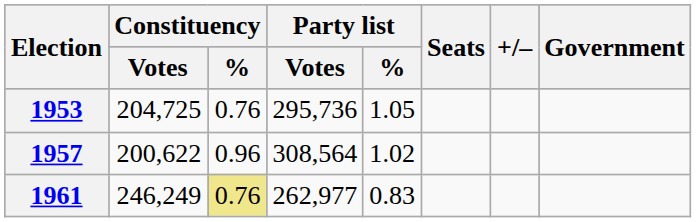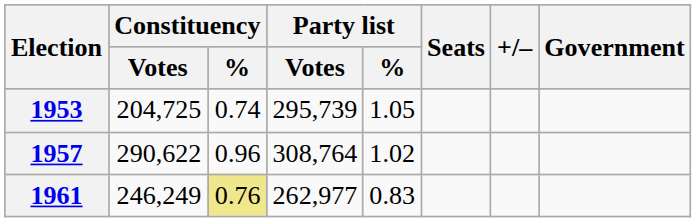(238, 109) 0.76 -> (238, 109) 0.74
(315, 109) 295,736 -> (315, 109) 295,739
(159, 152) 200,622 -> (159, 152) 290,622
(315, 152) 308,564 -> (315, 152) 308,764
